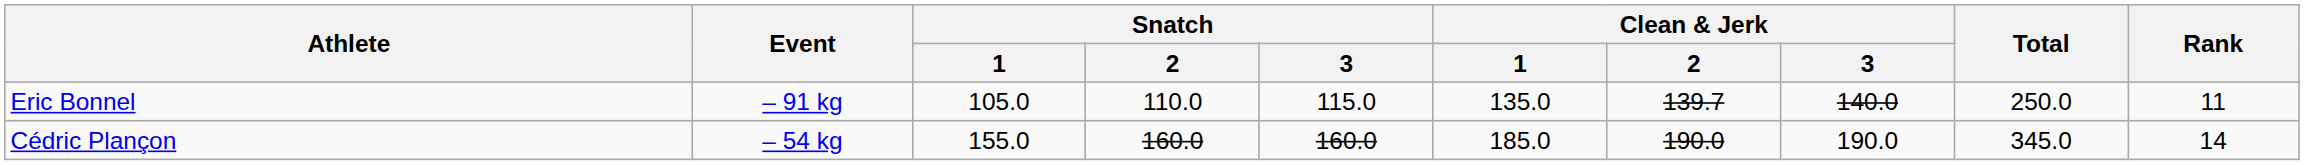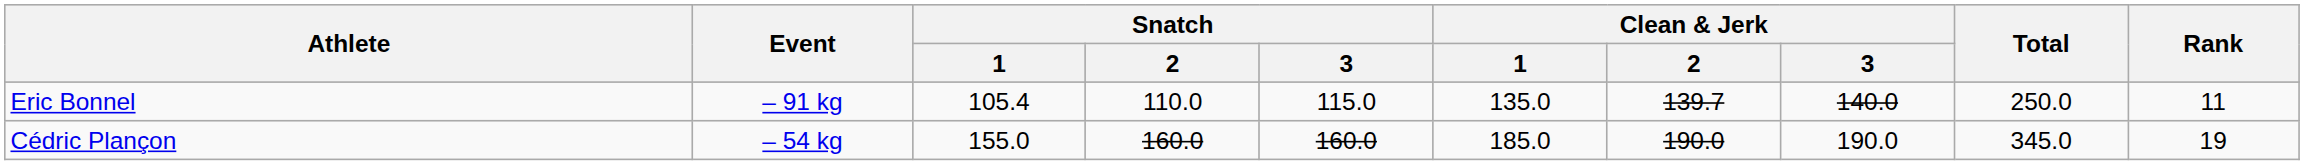(999, 102) 105.0 -> (999, 102) 105.4
(2213, 141) 14 -> (2213, 141) 19
